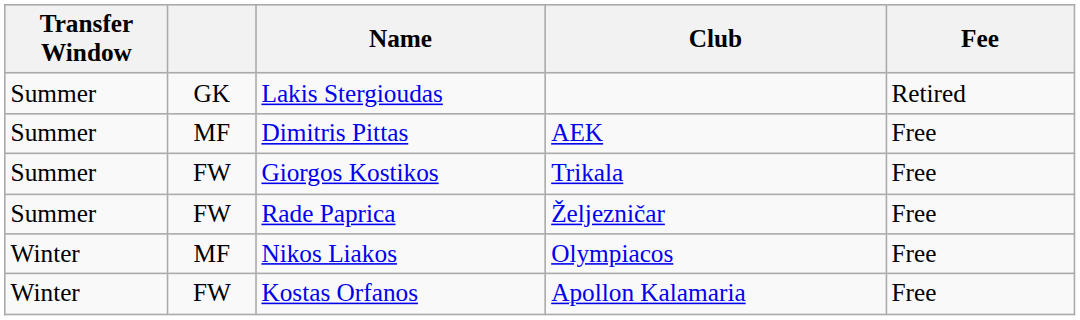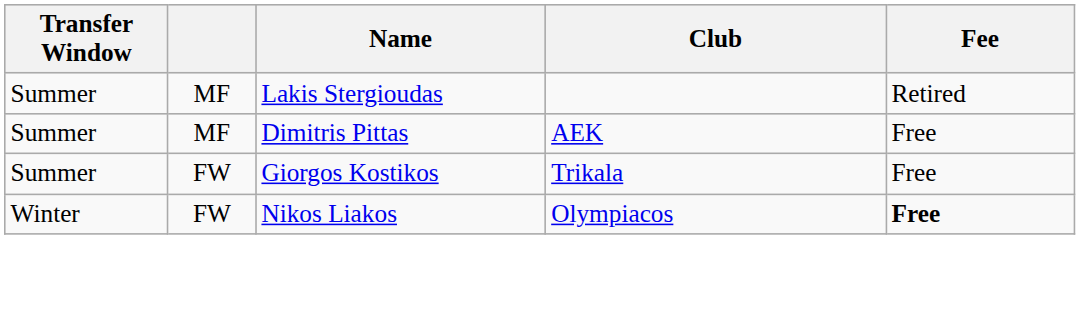(212, 93) GK -> (212, 93) MF
- row: (328, 213)
(212, 253) MF -> (212, 213) FW
(914, 253) normal -> (916, 213) bold
- row: (340, 293)
